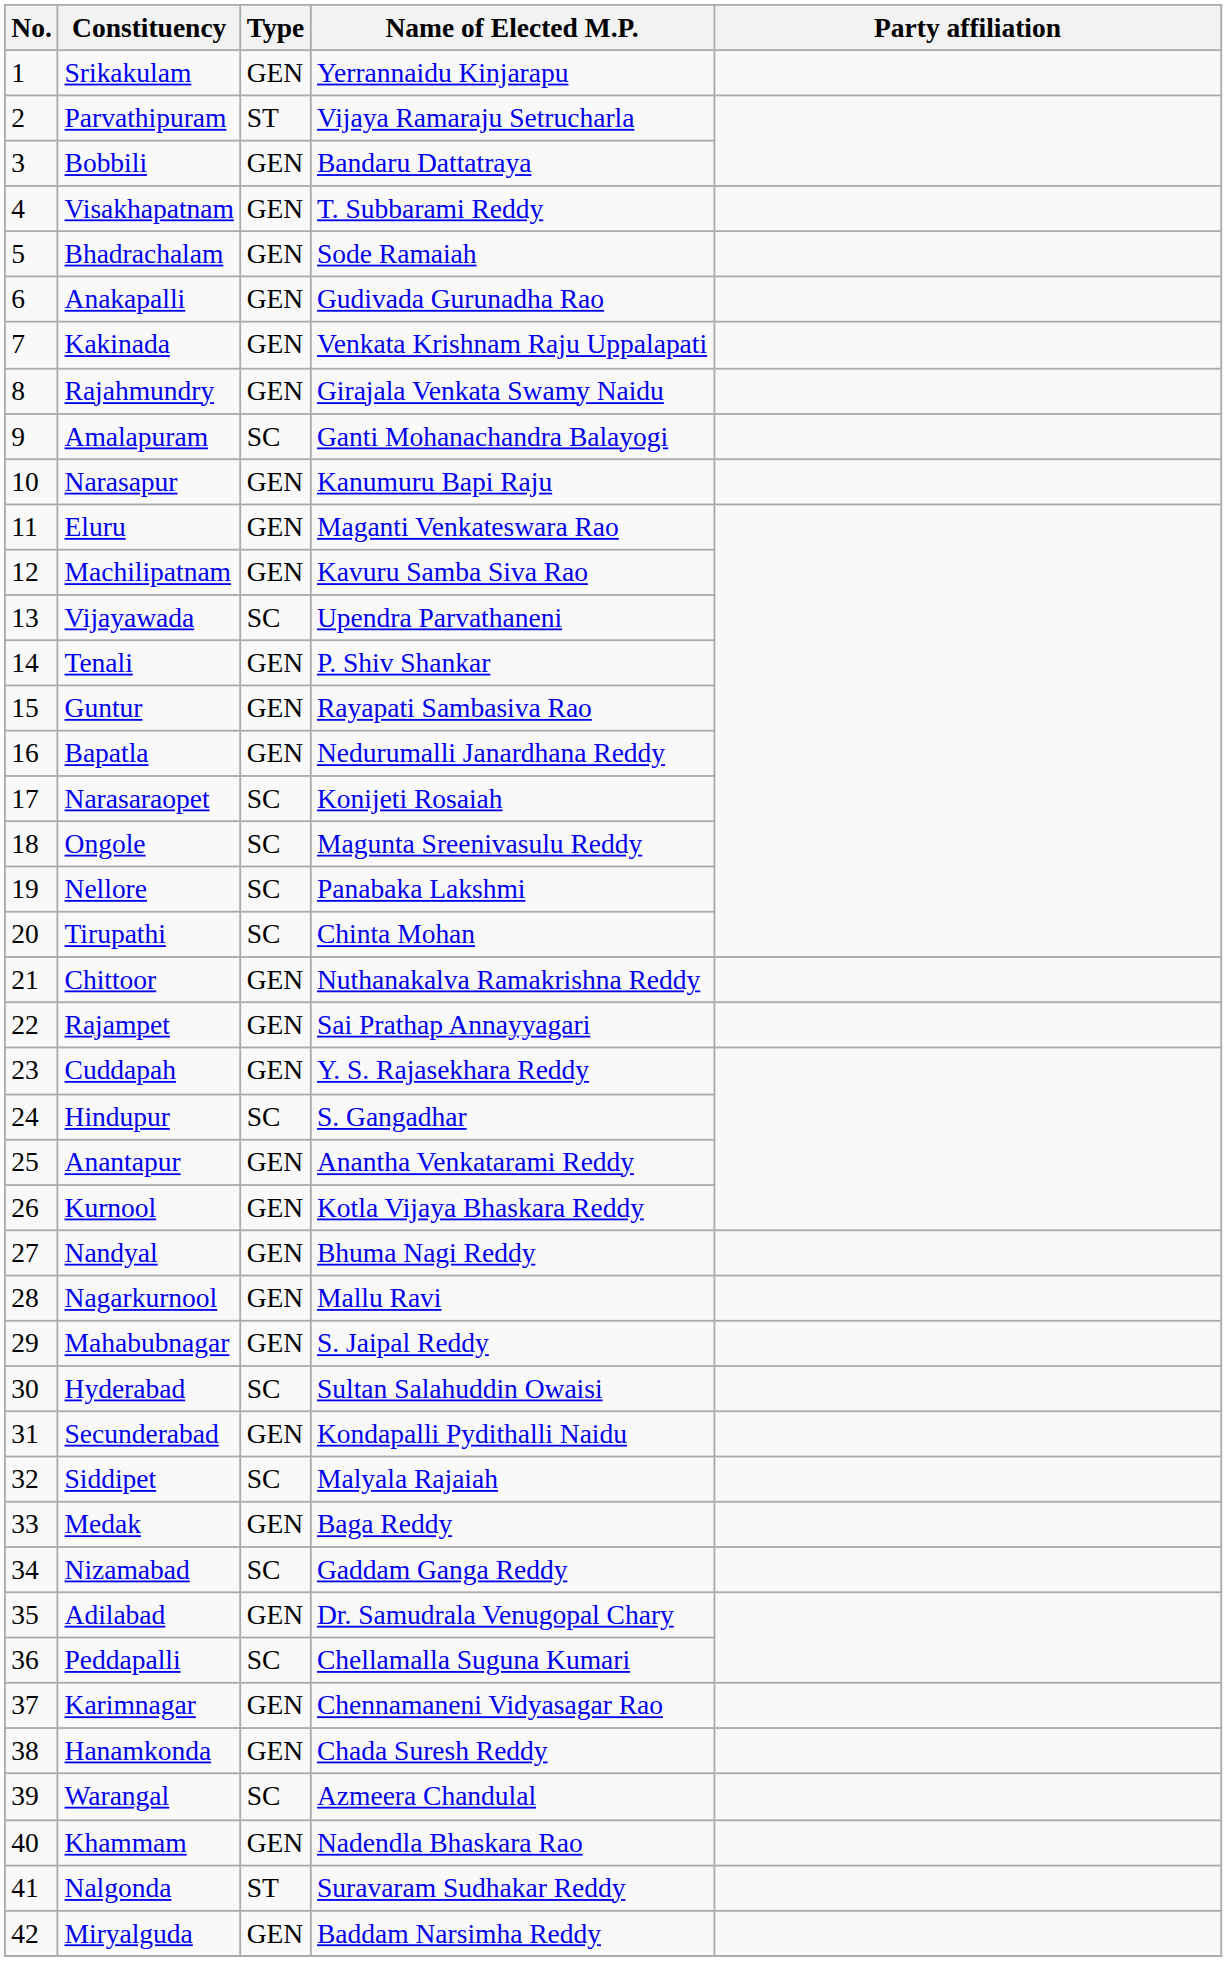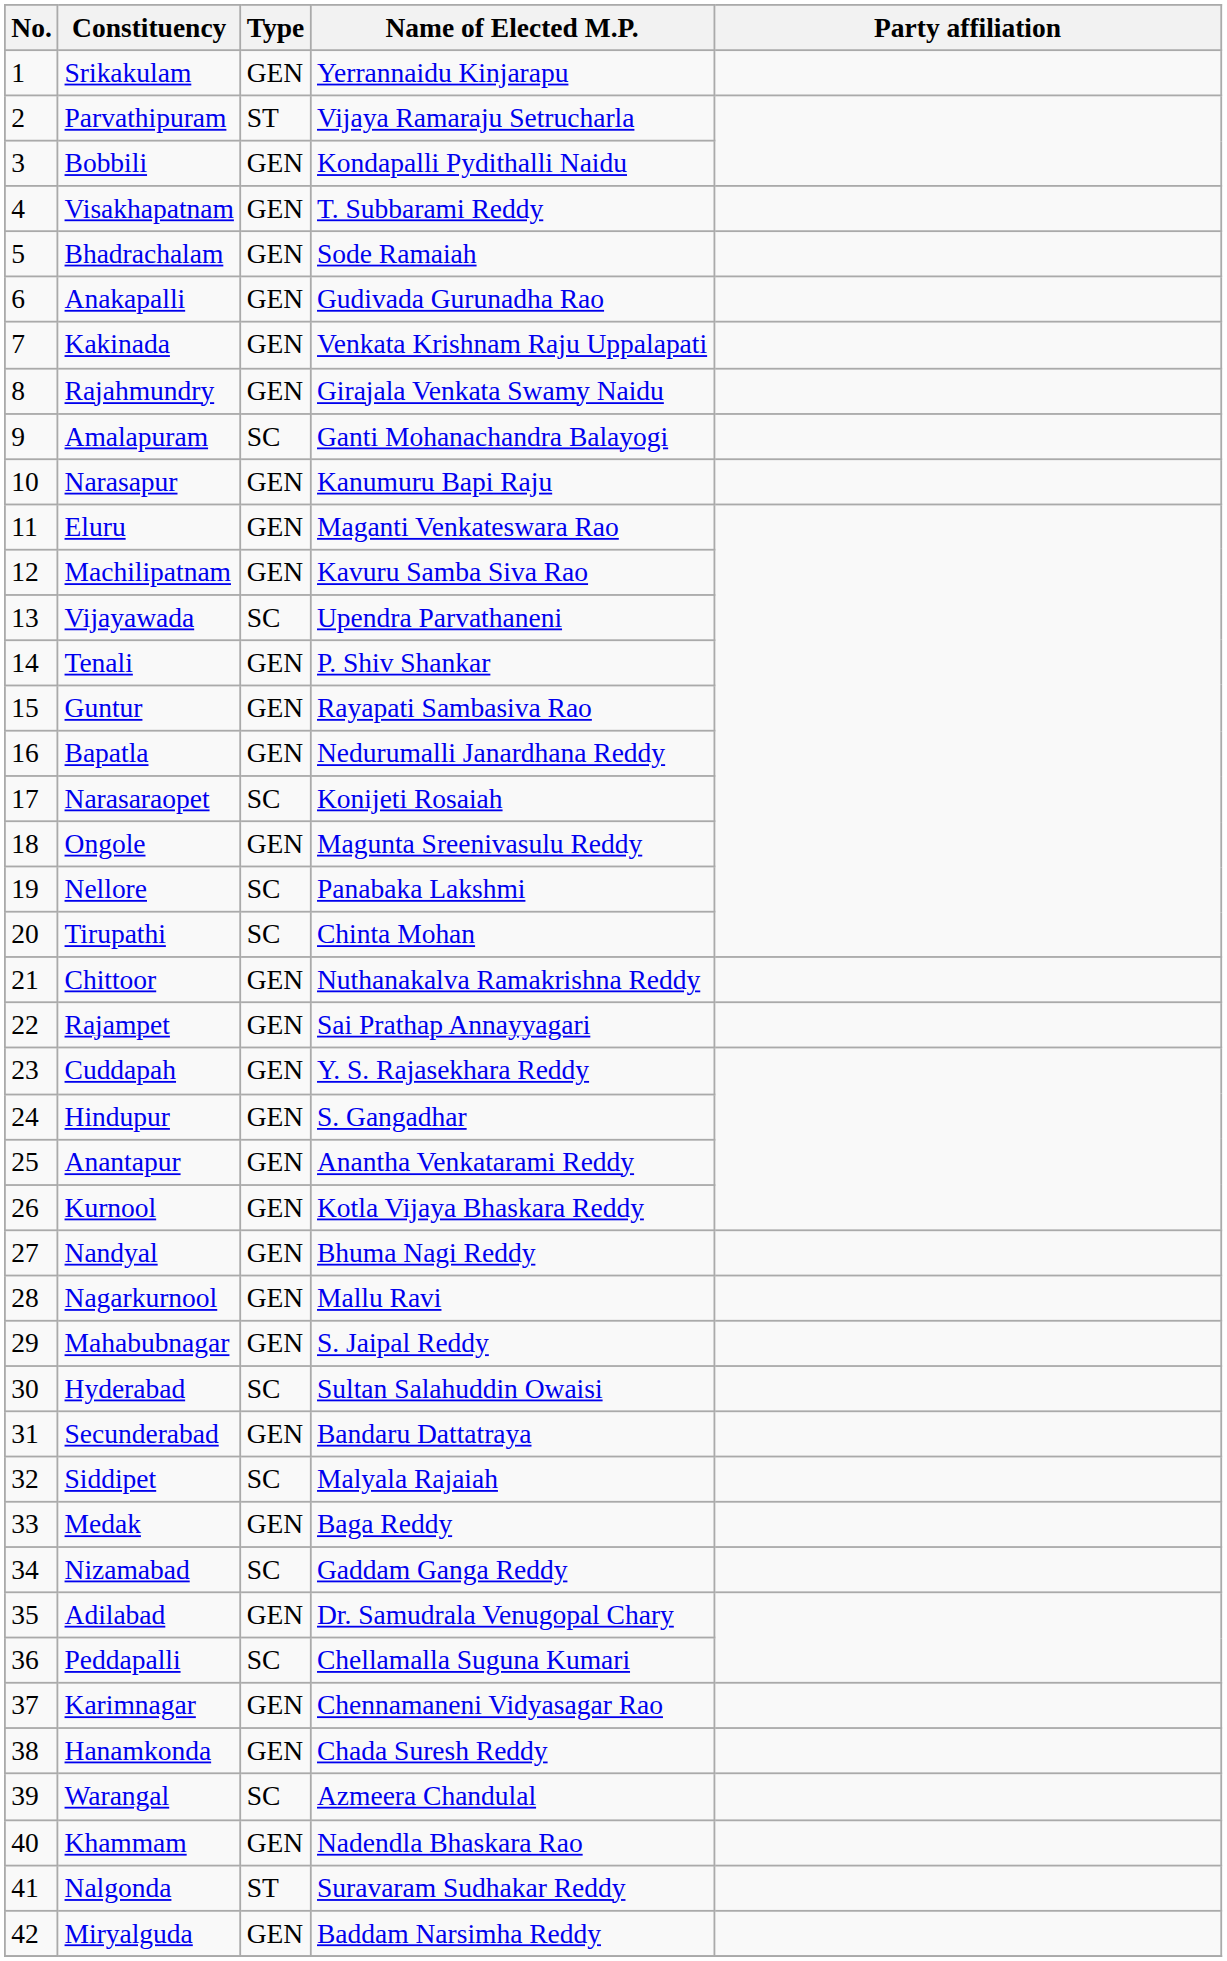(424, 163) Bandaru Dattatraya -> (472, 163) Kondapalli Pydithalli Naidu
(263, 843) SC -> (275, 843) GEN
(263, 1116) SC -> (275, 1116) GEN
(472, 1433) Kondapalli Pydithalli Naidu -> (424, 1433) Bandaru Dattatraya
